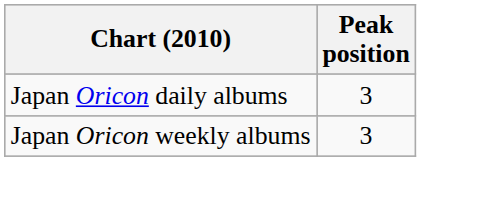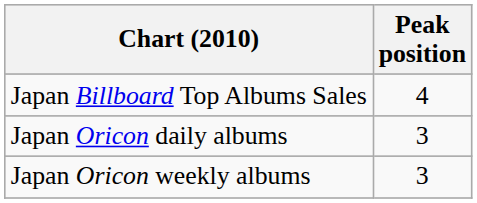+ row: (189, 94)
